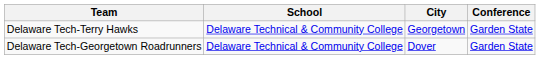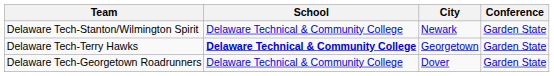+ row: (103, 29)
(305, 29) normal -> (311, 46) bold
